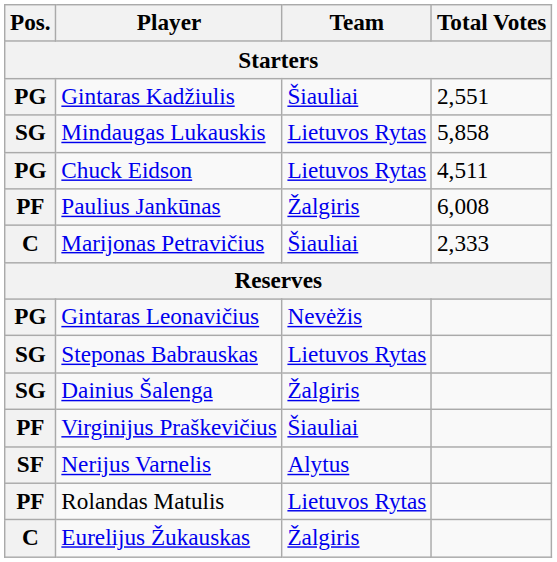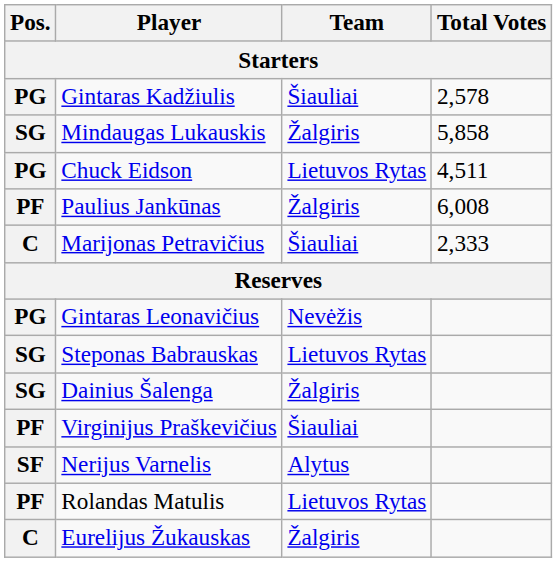(463, 96) 2,551 -> (463, 96) 2,578
(357, 133) Lietuvos Rytas -> (323, 133) Žalgiris
